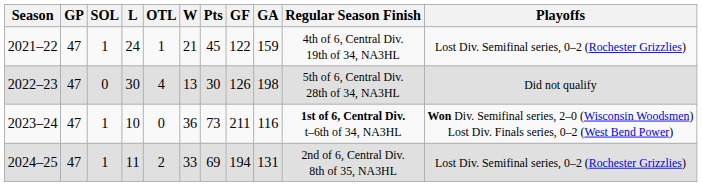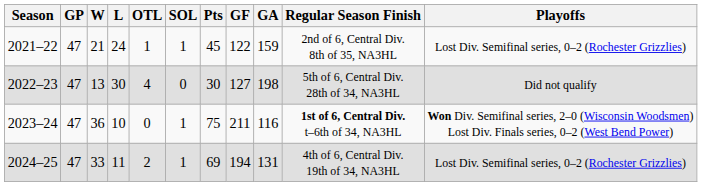columns swapped: (190, 15) <-> (105, 15)
(353, 47) 4th of 6, Central Div. 19th of 34, NA3HL -> (353, 47) 2nd of 6, Central Div. 8th of 35, NA3HL
(240, 84) 126 -> (240, 84) 127
(213, 123) 73 -> (213, 123) 75
(353, 163) 2nd of 6, Central Div. 8th of 35, NA3HL -> (353, 163) 4th of 6, Central Div. 19th of 34, NA3HL
